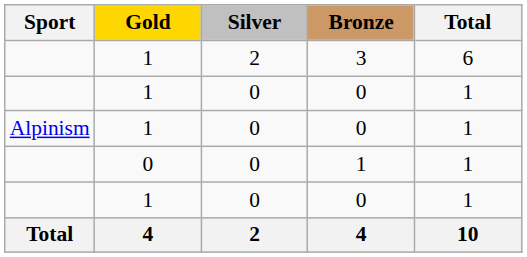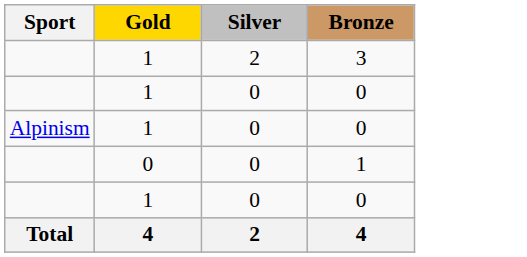- column: (468, 22)
